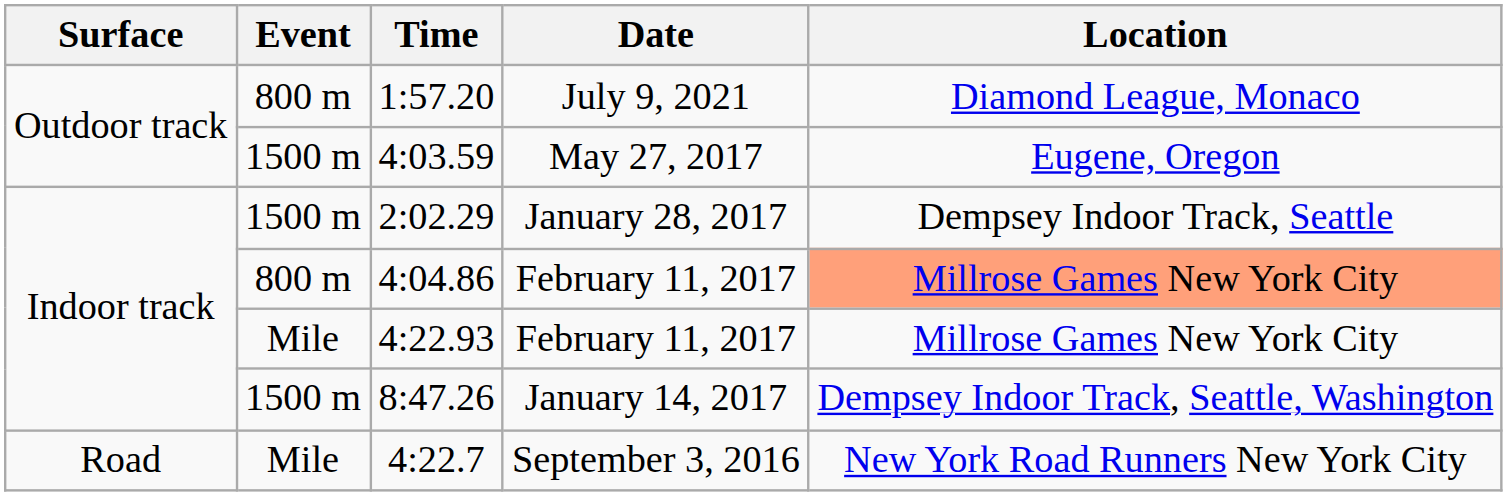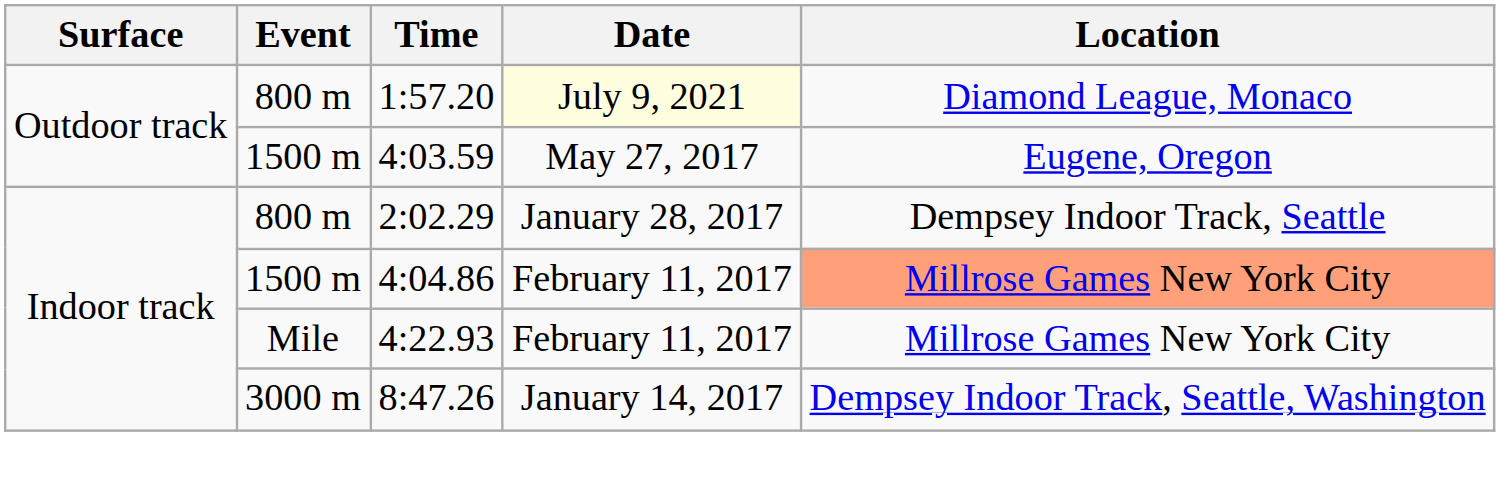(656, 95) no background -> (652, 95) lightyellow background
(303, 216) 1500 m -> (303, 216) 800 m
(303, 277) 800 m -> (303, 277) 1500 m
(303, 398) 1500 m -> (303, 398) 3000 m
- row: (436, 459)
